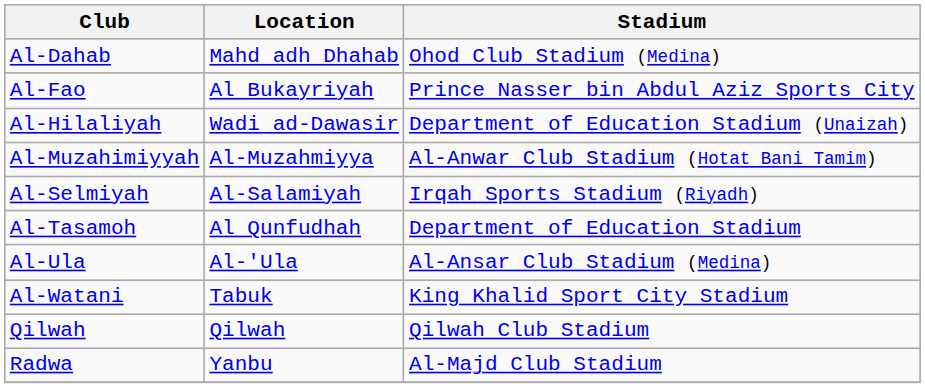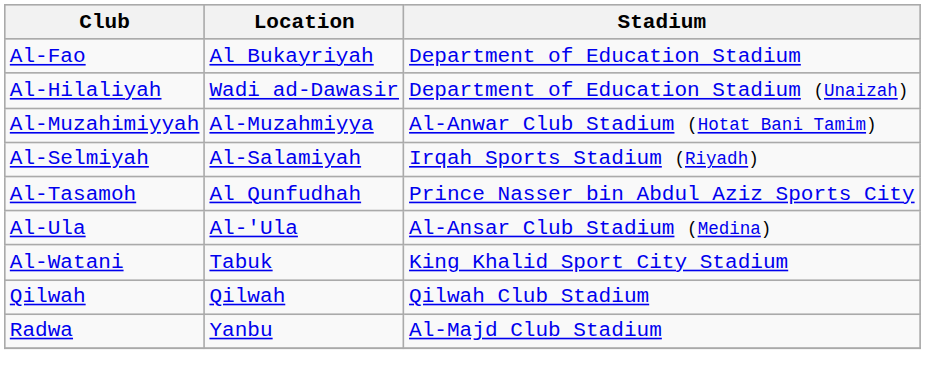- row: (60, 56)
(662, 91) Prince Nasser bin Abdul Aziz Sports City -> (605, 56) Department of Education Stadium
(605, 228) Department of Education Stadium -> (662, 194) Prince Nasser bin Abdul Aziz Sports City
